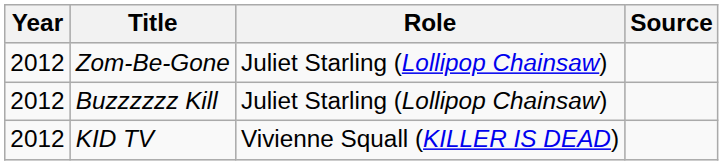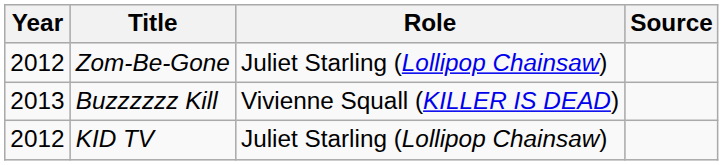(37, 100) 2012 -> (37, 100) 2013
(424, 100) Juliet Starling (Lollipop Chainsaw) -> (430, 100) Vivienne Squall (KILLER IS DEAD)
(430, 139) Vivienne Squall (KILLER IS DEAD) -> (424, 139) Juliet Starling (Lollipop Chainsaw)
